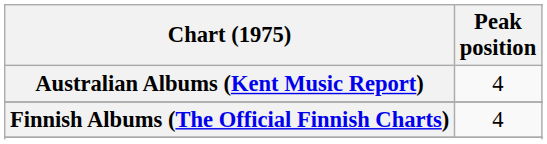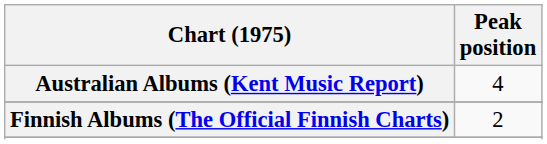(498, 119) 4 -> (498, 119) 2
